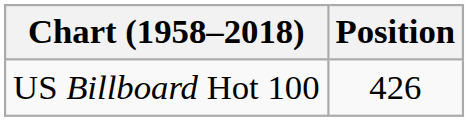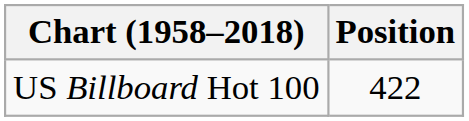(395, 87) 426 -> (395, 87) 422
